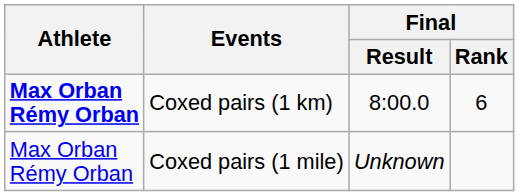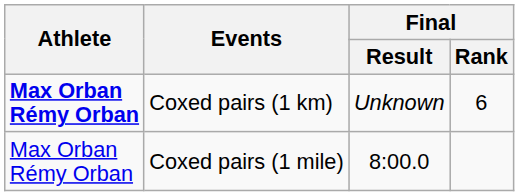(399, 103) 8:00.0 -> (399, 103) Unknown
(399, 162) Unknown -> (399, 162) 8:00.0
